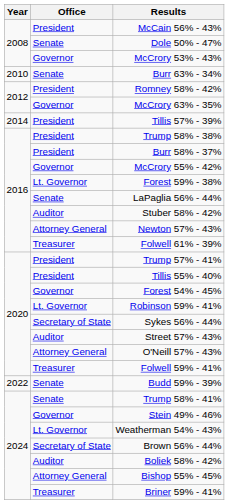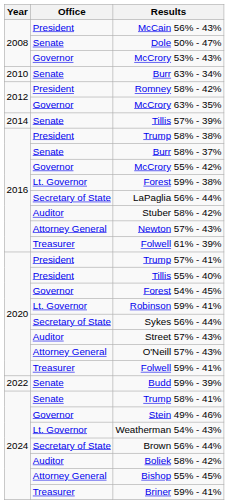(53, 120) President -> (48, 120) Senate
(53, 151) President -> (48, 151) Senate
(48, 197) Senate -> (72, 197) Secretary of State
